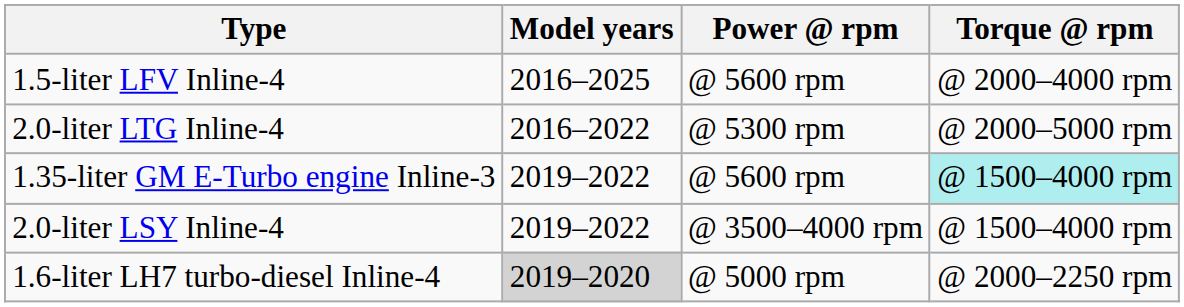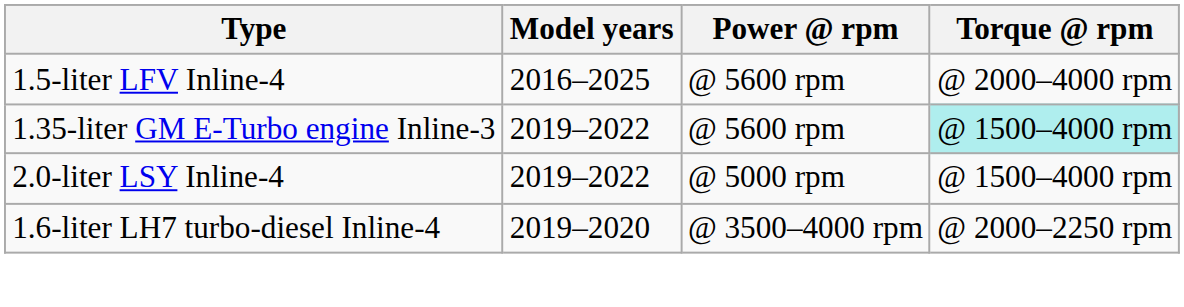- row: (148, 128)
(805, 227) @ 3500–4000 rpm -> (766, 177) @ 5000 rpm
(580, 276) lightgrey background -> (580, 227) no background
(766, 276) @ 5000 rpm -> (805, 227) @ 3500–4000 rpm
